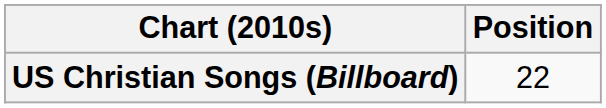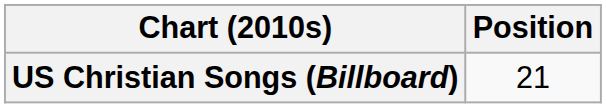(533, 77) 22 -> (533, 77) 21
